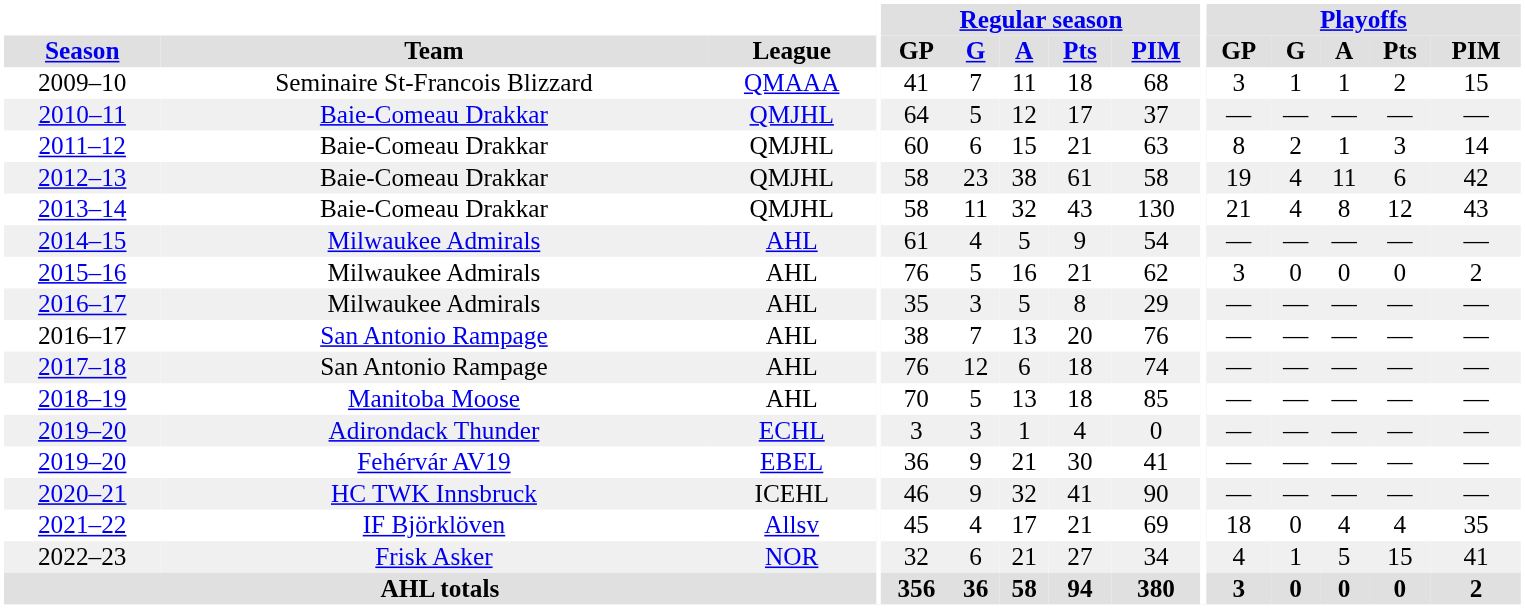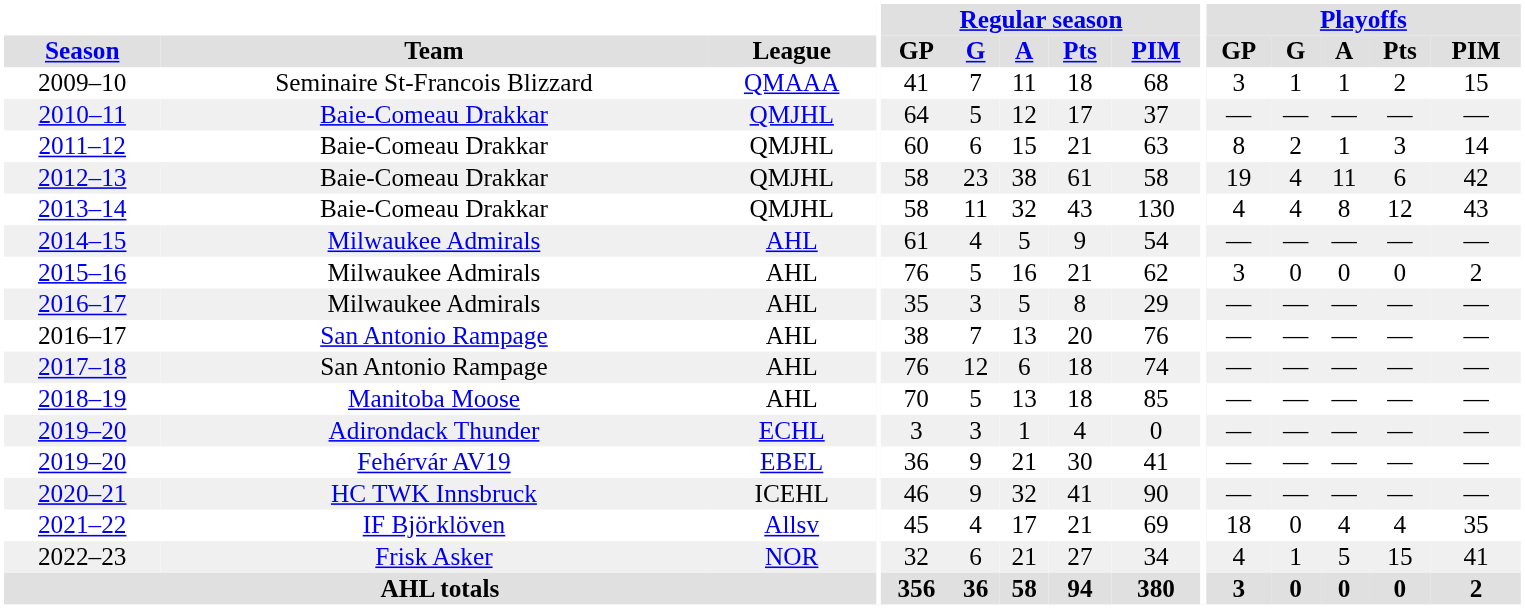(1239, 209) 21 -> (1239, 209) 4
